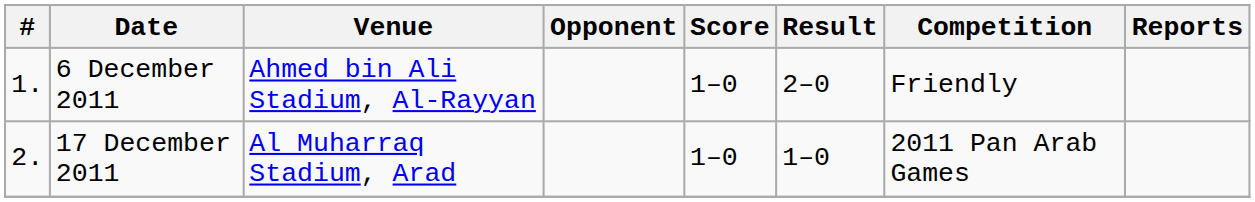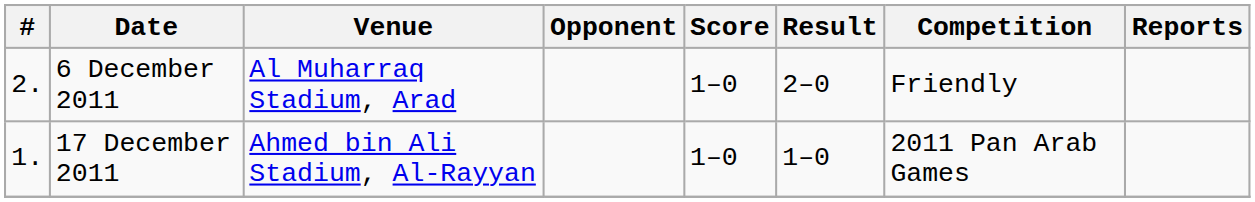(27, 85) 1. -> (27, 85) 2.
(393, 85) Ahmed bin Ali Stadium, Al-Rayyan -> (353, 85) Al Muharraq Stadium, Arad
(27, 159) 2. -> (27, 159) 1.
(353, 159) Al Muharraq Stadium, Arad -> (393, 159) Ahmed bin Ali Stadium, Al-Rayyan
